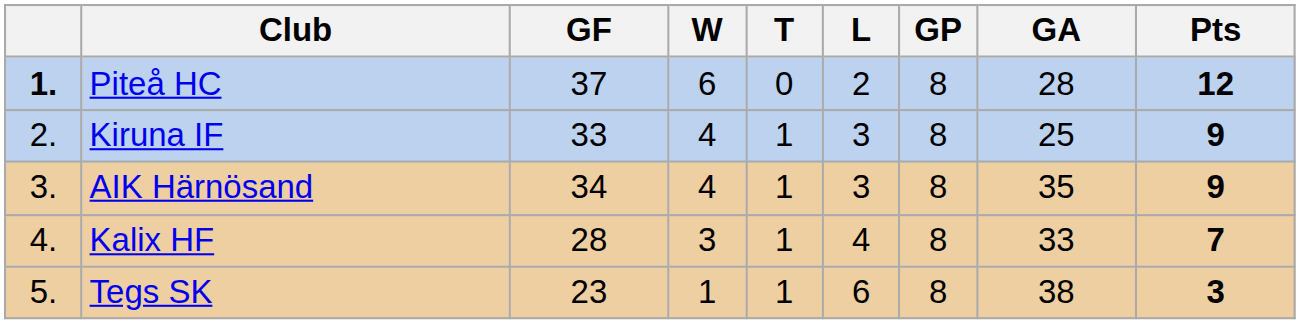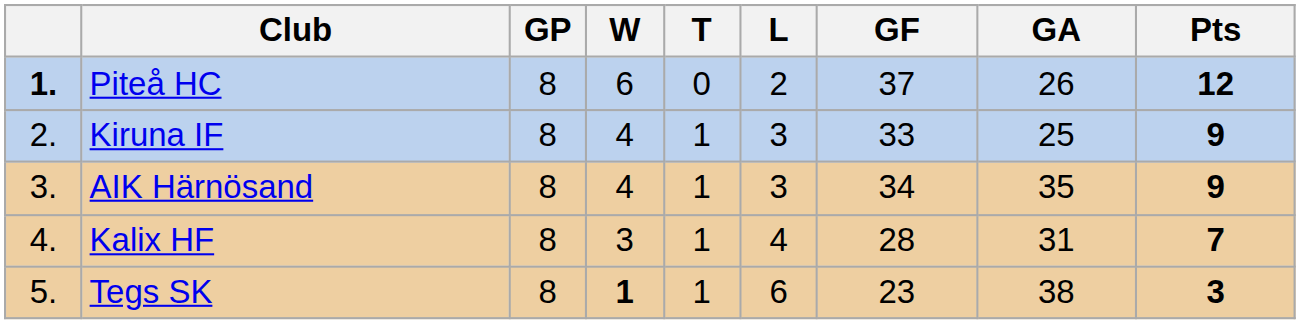columns swapped: (938, 30) <-> (589, 30)
(1056, 82) 28 -> (1056, 82) 26
(1056, 239) 33 -> (1056, 239) 31
(707, 291) normal -> (625, 291) bold
